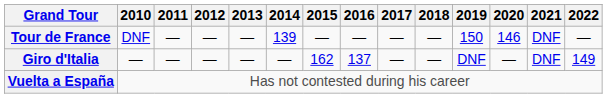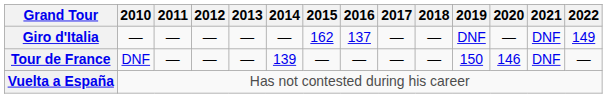rows swapped: (61, 59) <-> (61, 37)
